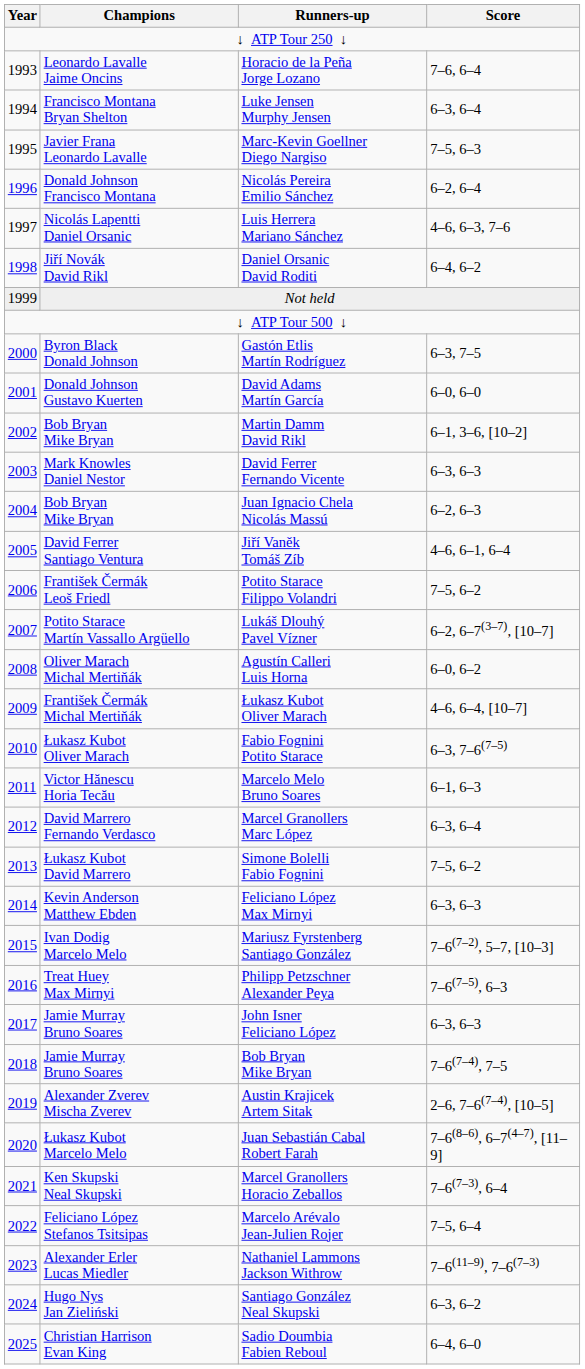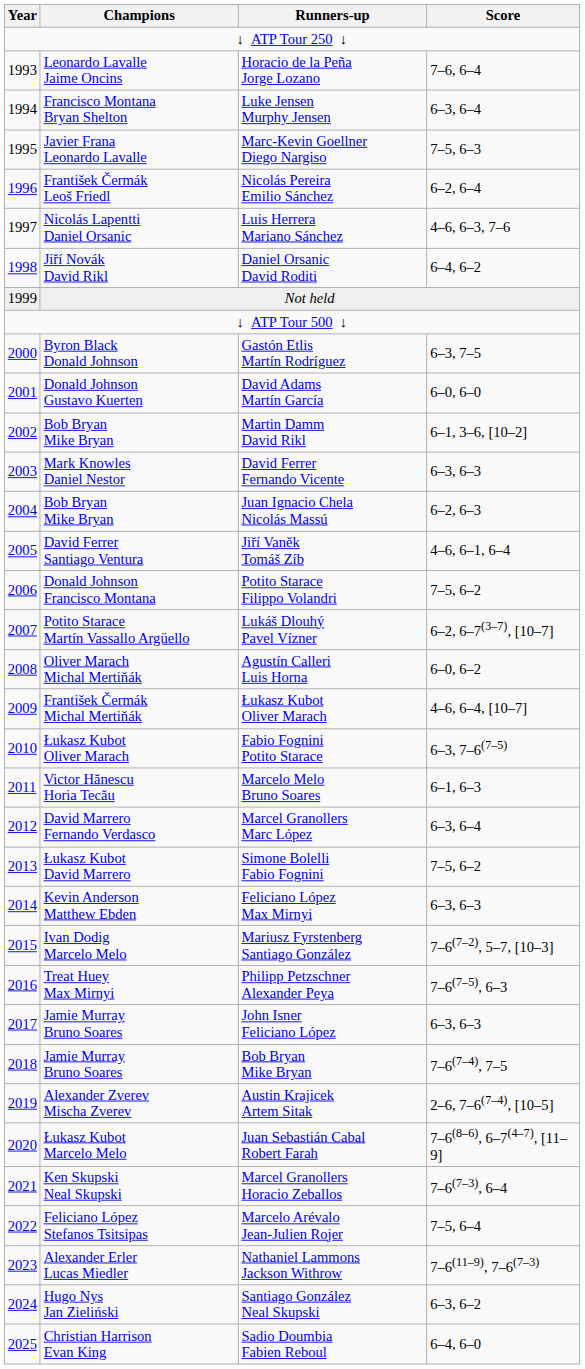(100, 188) Donald Johnson Francisco Montana -> (96, 188) František Čermák Leoš Friedl
(96, 590) František Čermák Leoš Friedl -> (100, 590) Donald Johnson Francisco Montana
